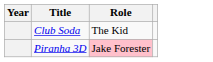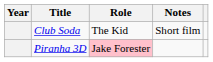+ column: (178, 13)
